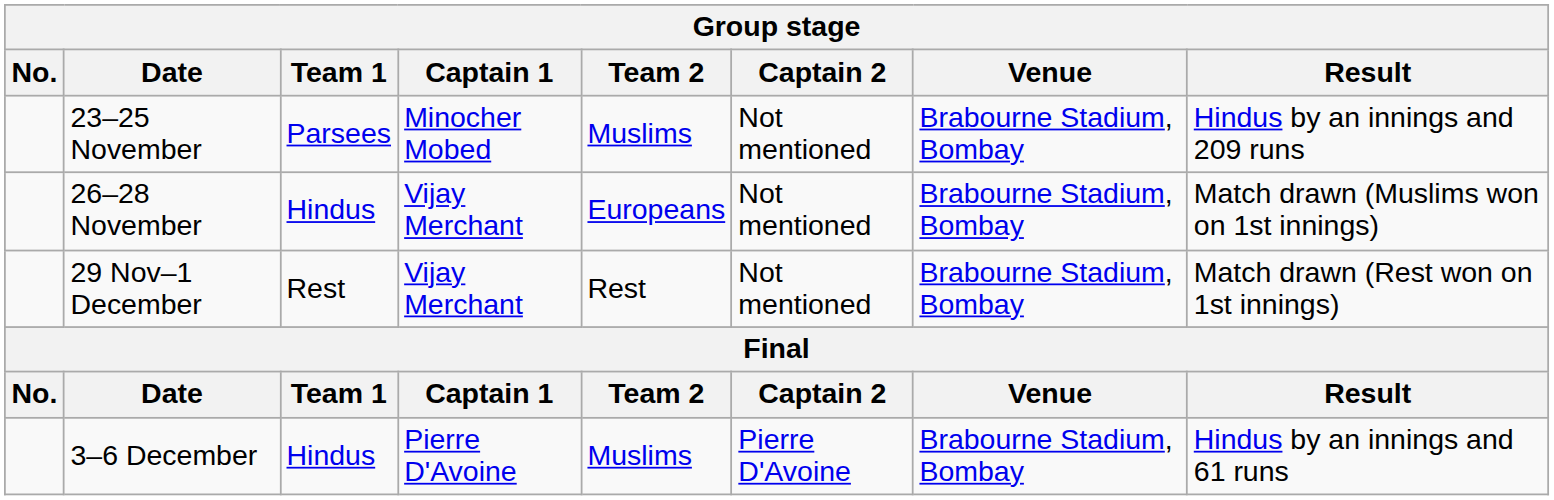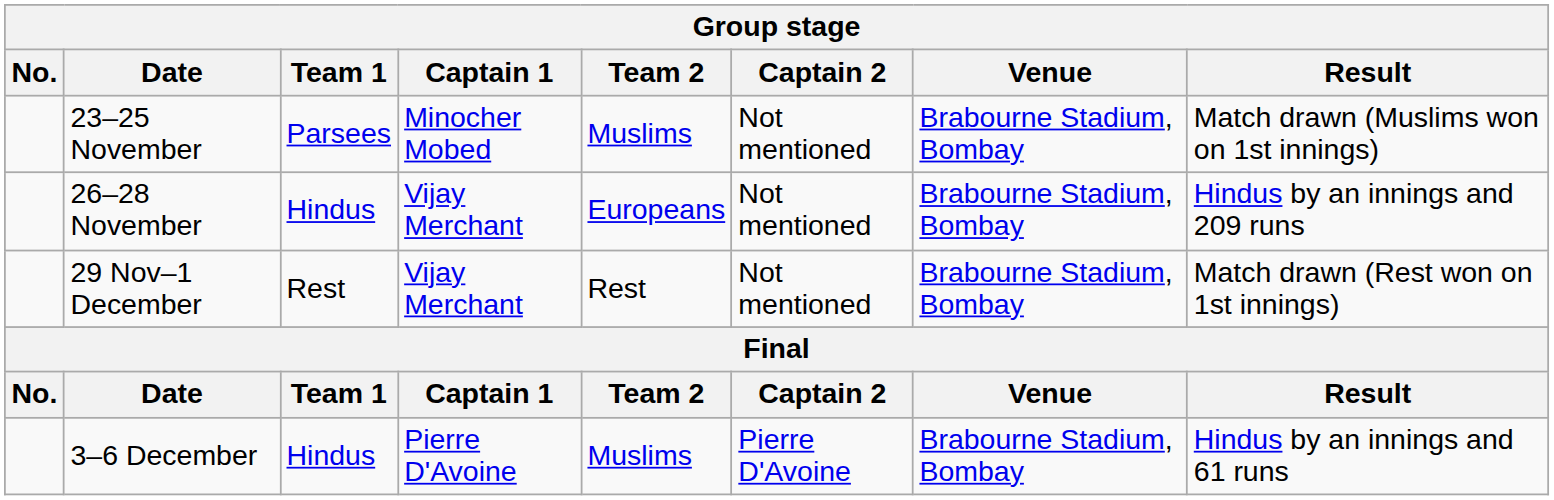(1354, 133) Hindus by an innings and 209 runs -> (1366, 133) Match drawn (Muslims won on 1st innings)
(1366, 210) Match drawn (Muslims won on 1st innings) -> (1354, 210) Hindus by an innings and 209 runs
